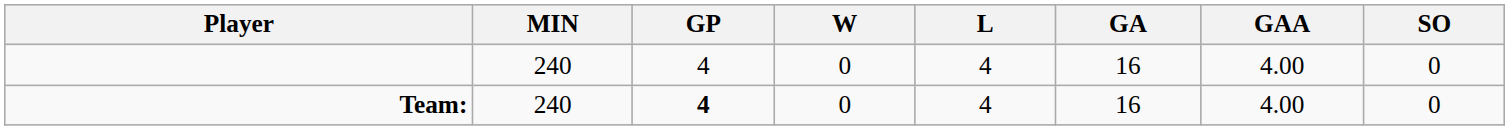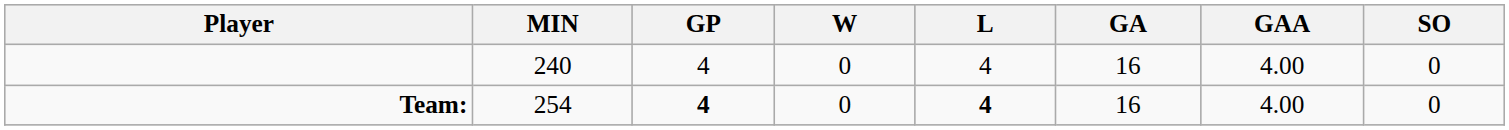(553, 104) 240 -> (553, 104) 254
(985, 104) normal -> (985, 104) bold
